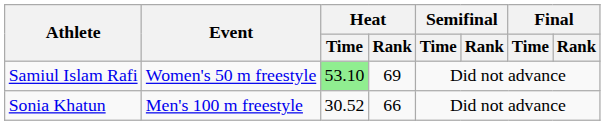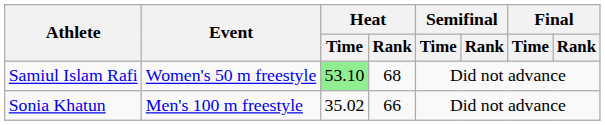(392, 76) 69 -> (392, 76) 68
(344, 105) 30.52 -> (344, 105) 35.02
